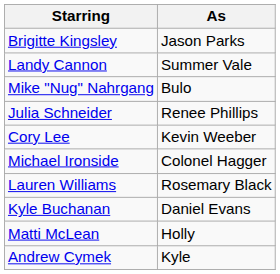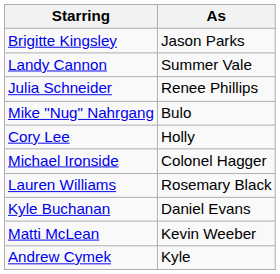rows swapped: (81, 88) <-> (60, 112)
(209, 137) Kevin Weeber -> (178, 137) Holly
(178, 233) Holly -> (209, 233) Kevin Weeber
